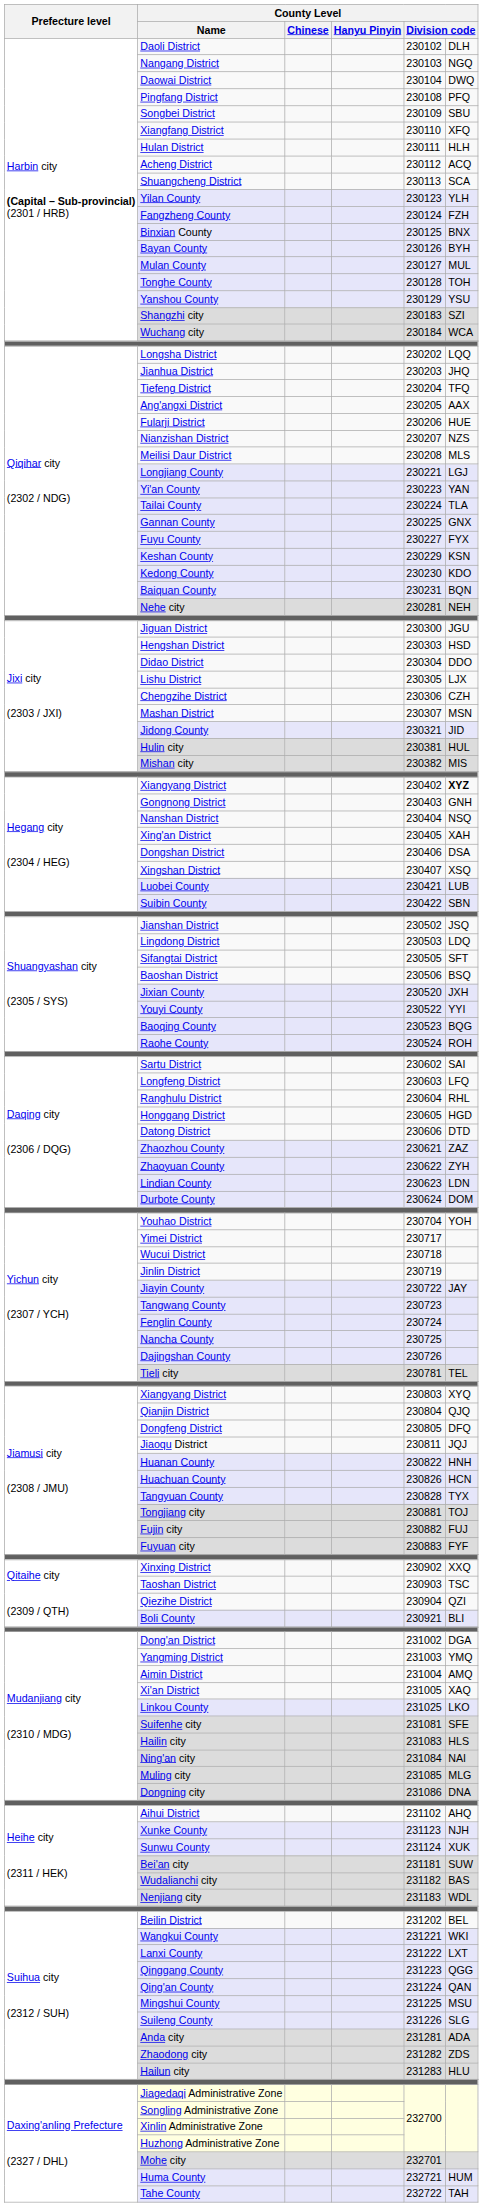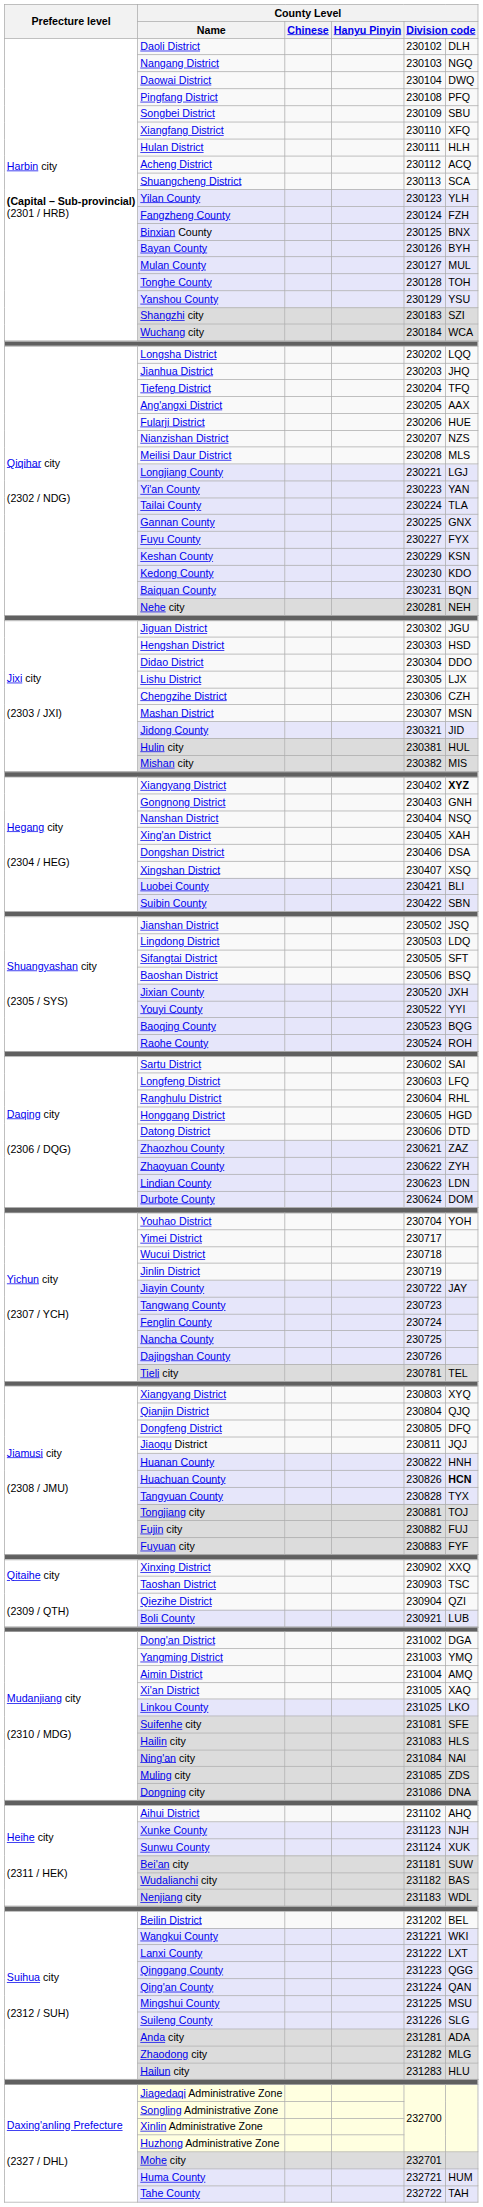(424, 629) 230300 -> (424, 629) 230302
(459, 887) LUB -> (456, 887) BLI
(460, 1479) normal -> (460, 1479) bold
(456, 1619) BLI -> (459, 1619) LUB
(460, 1775) MLG -> (459, 1775) ZDS
(459, 2055) ZDS -> (460, 2055) MLG
